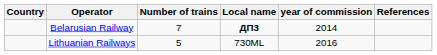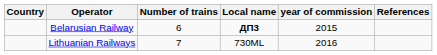(179, 27) 7 -> (179, 27) 6
(326, 27) 2014 -> (326, 27) 2015
(179, 43) 5 -> (179, 43) 7
